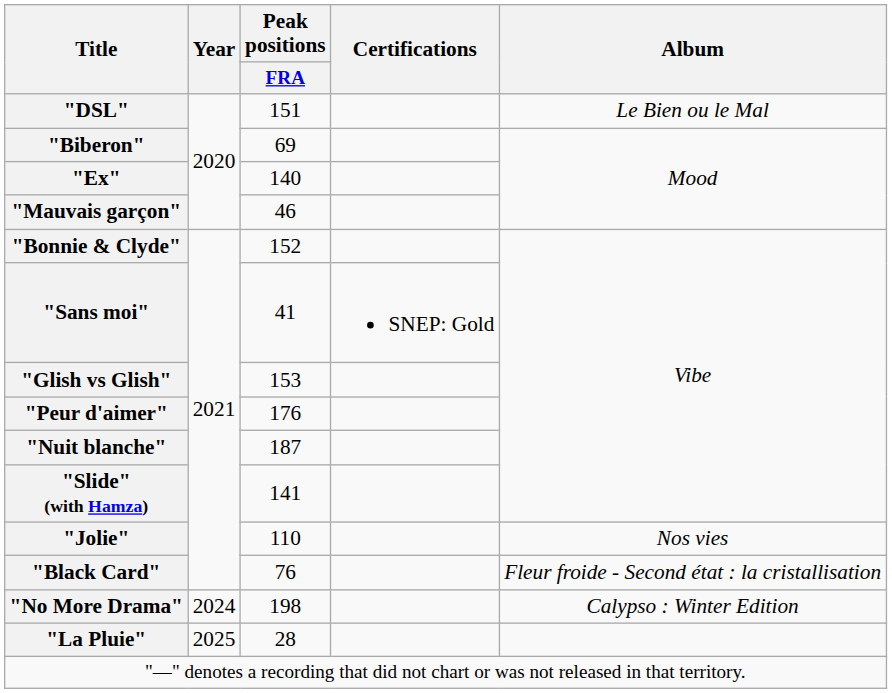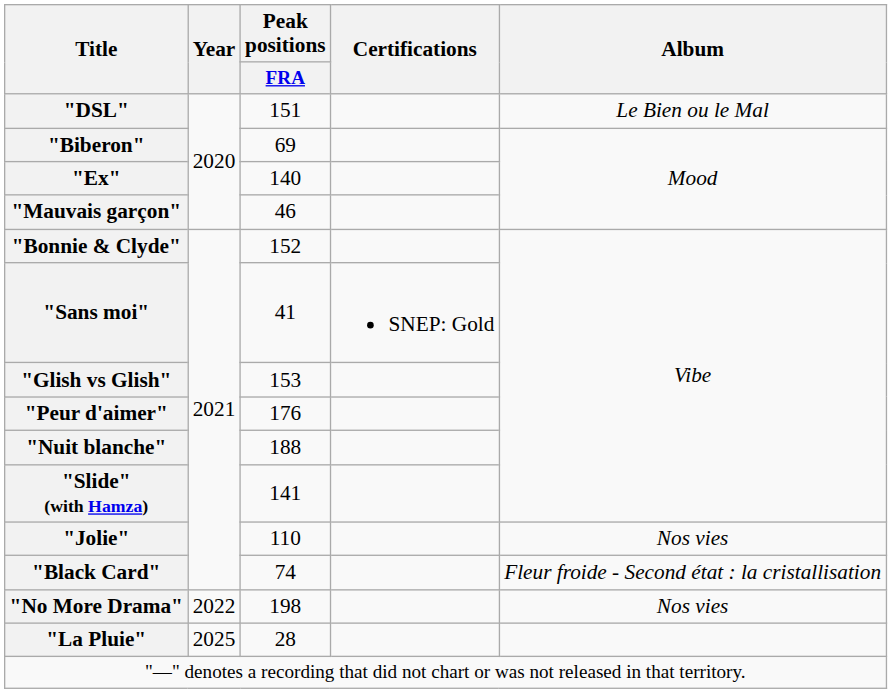(285, 447) 187 -> (285, 447) 188
(285, 572) 76 -> (285, 572) 74
(214, 606) 2024 -> (214, 606) 2022
(693, 606) Calypso : Winter Edition -> (693, 606) Nos vies
